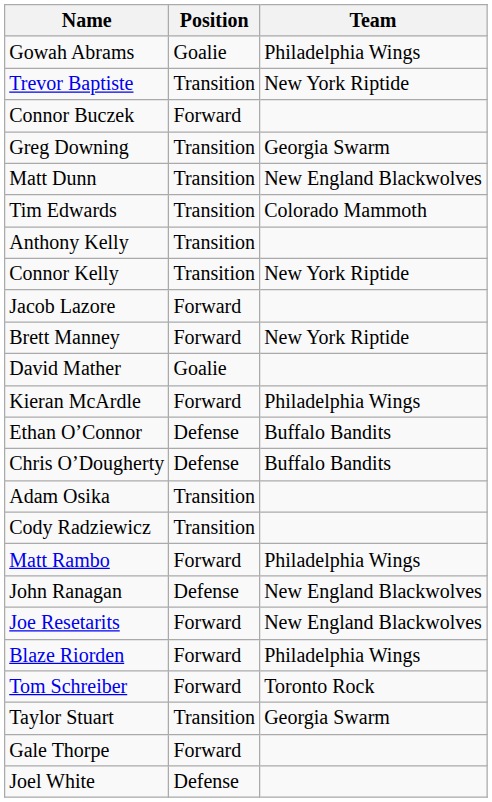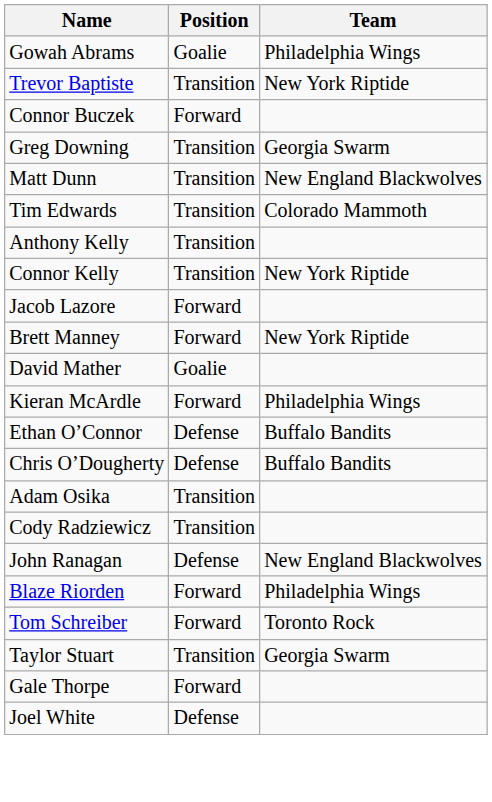- row: (60, 559)
- row: (64, 623)
